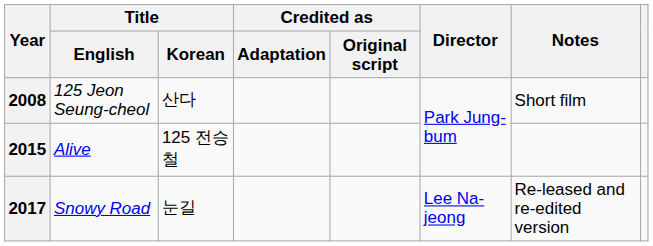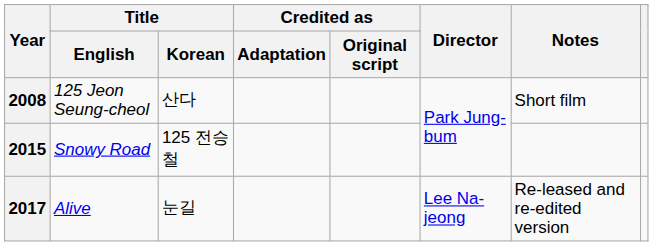(72, 149) Alive -> (102, 149) Snowy Road
(102, 208) Snowy Road -> (72, 208) Alive
